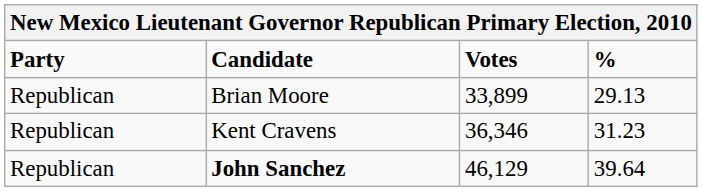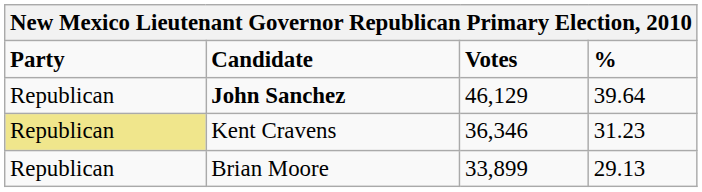rows swapped: (278, 167) <-> (270, 95)
(62, 131) no background -> (62, 131) khaki background
